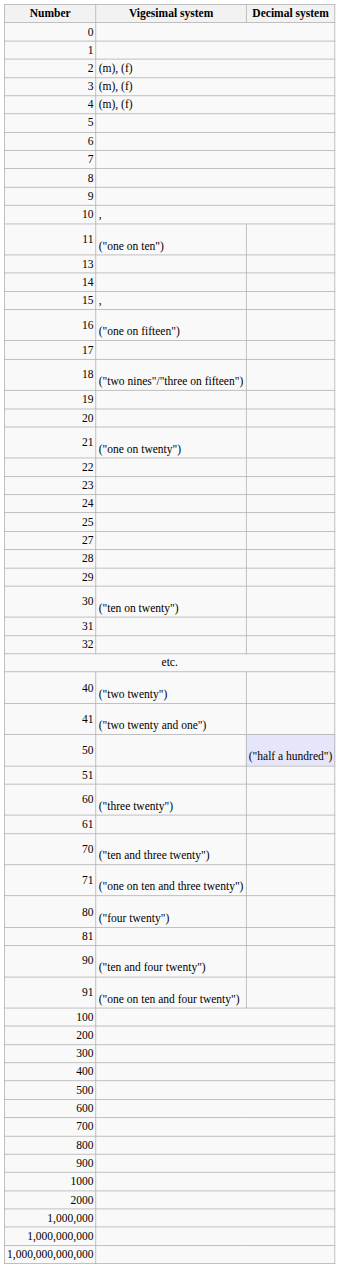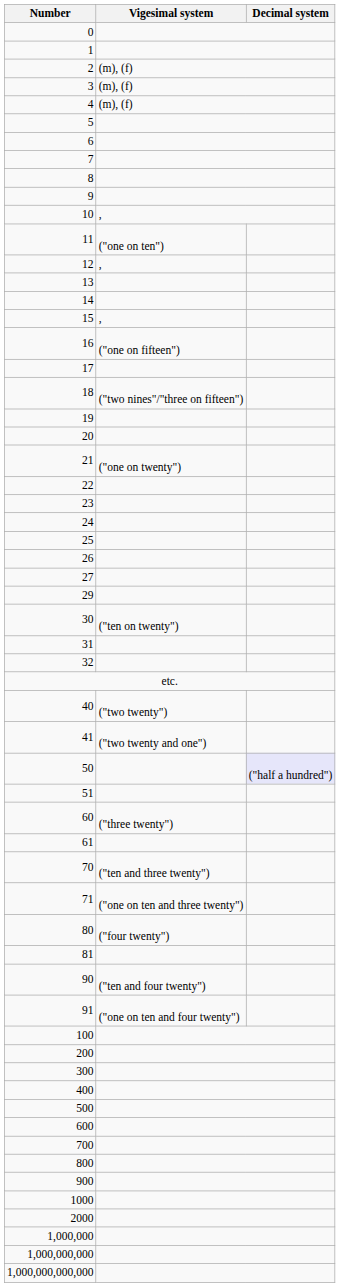+ row: (88, 264)
+ row: (88, 558)
- row: (88, 558)
